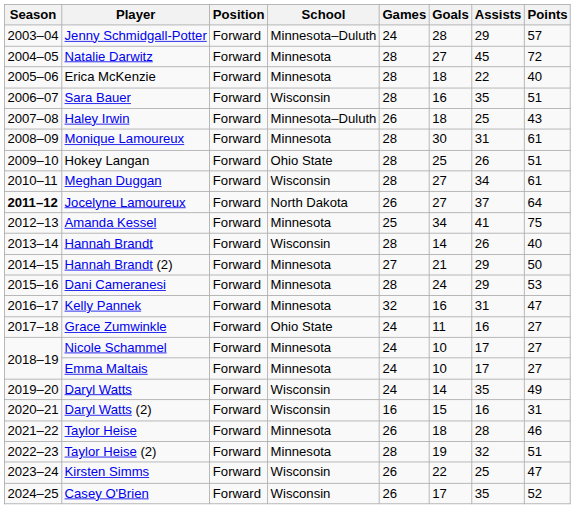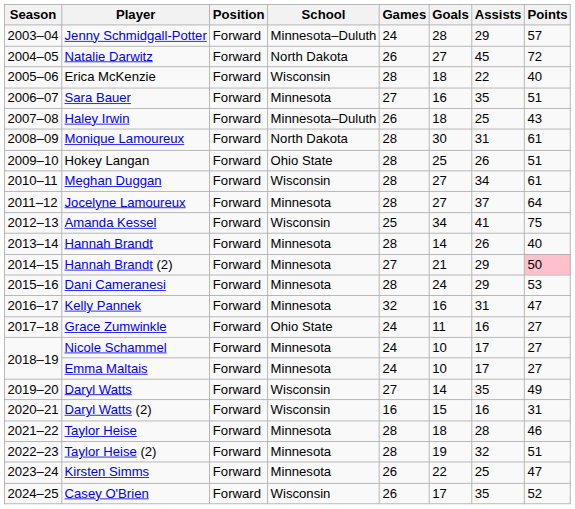(301, 56) Minnesota -> (309, 56) North Dakota
(390, 56) 28 -> (390, 56) 26
(301, 77) Minnesota -> (301, 77) Wisconsin
(301, 98) Wisconsin -> (301, 98) Minnesota
(390, 98) 28 -> (390, 98) 27
(301, 139) Minnesota -> (309, 139) North Dakota
(33, 202) bold -> (32, 202) normal
(309, 202) North Dakota -> (301, 202) Minnesota
(390, 202) 26 -> (390, 202) 28
(301, 222) Minnesota -> (301, 222) Wisconsin
(301, 243) Wisconsin -> (301, 243) Minnesota
(535, 264) no background -> (535, 264) pink background
(390, 389) 24 -> (390, 389) 27
(390, 431) 26 -> (390, 431) 28
(301, 472) Wisconsin -> (301, 472) Minnesota
